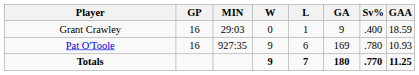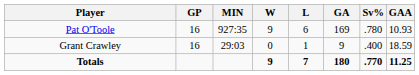rows swapped: (90, 45) <-> (90, 29)
